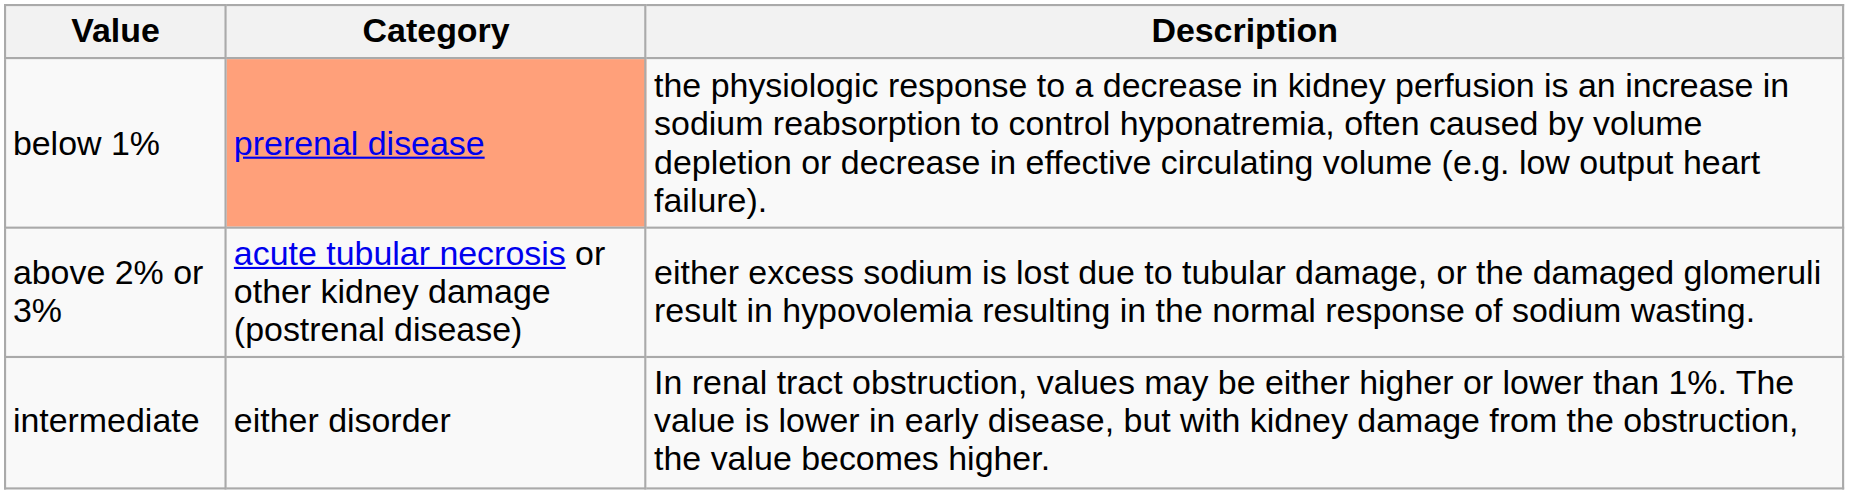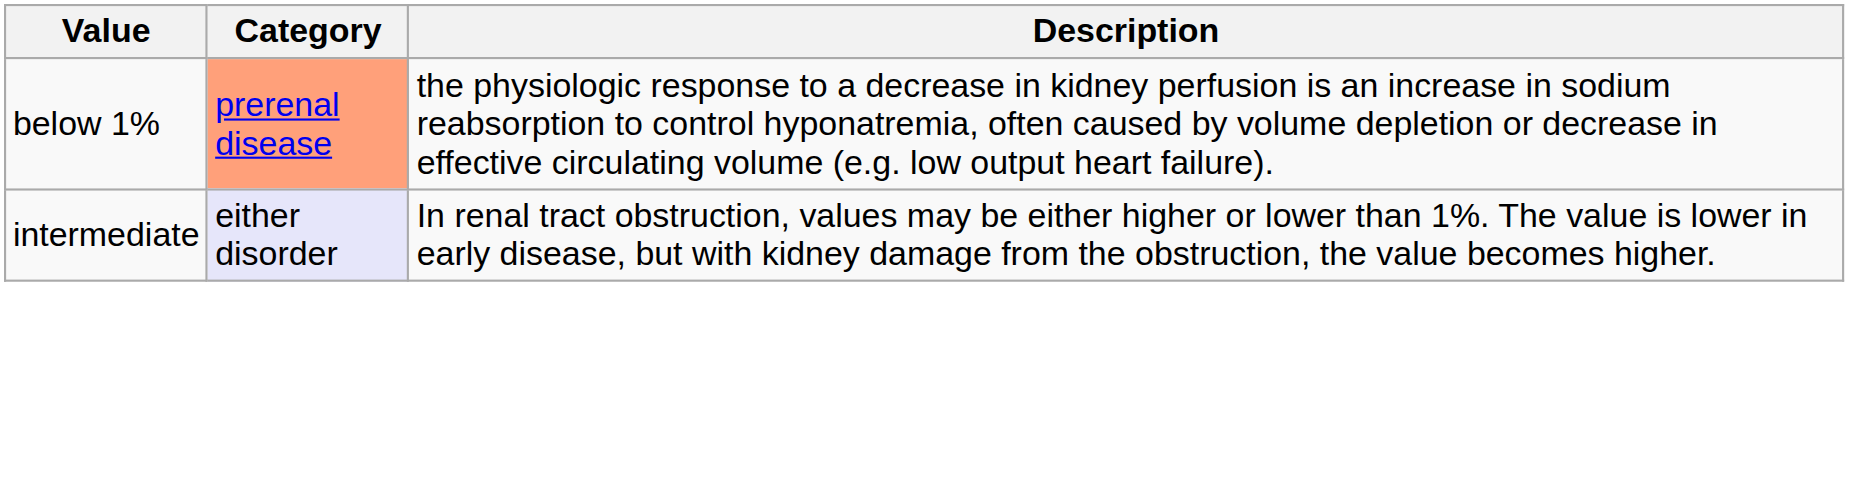- row: (108, 291)
(342, 421) no background -> (276, 234) lavender background
